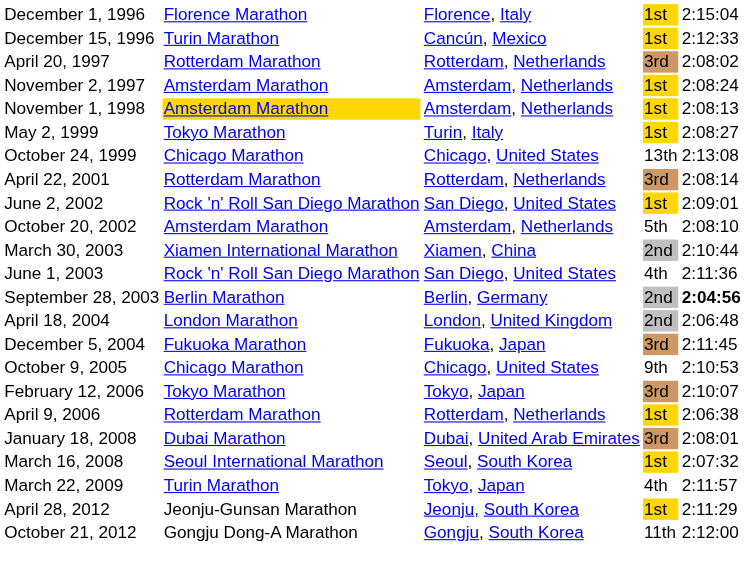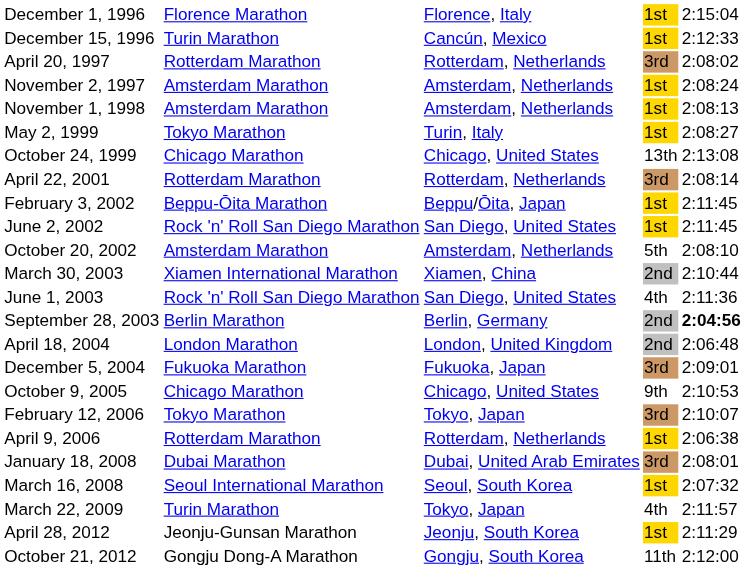(246, 108) gold background -> (246, 108) no background
+ row: (69, 203)
(710, 203) 2:09:01 -> (710, 226) 2:11:45
(710, 344) 2:11:45 -> (710, 367) 2:09:01
